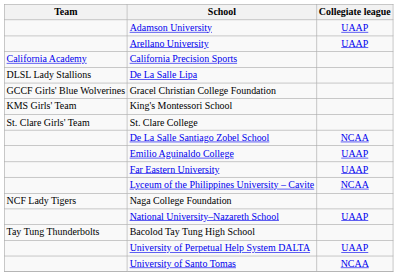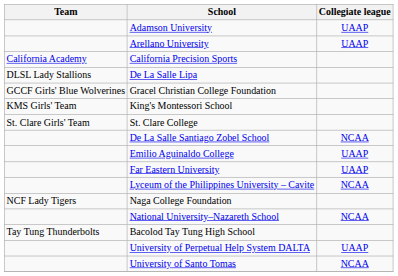(355, 216) UAAP -> (355, 216) NCAA
